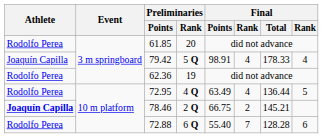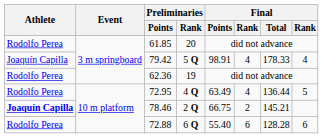(247, 125) 7 -> (247, 125) 6
